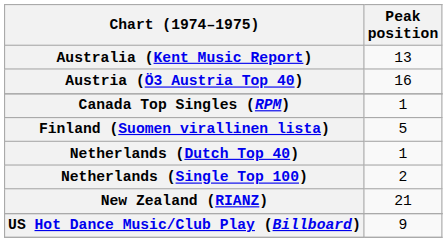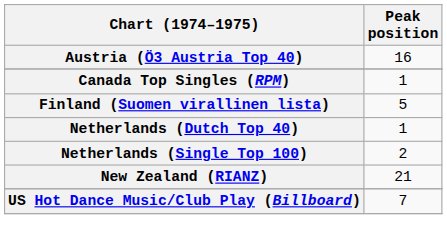- row: (184, 57)
(403, 225) 9 -> (403, 201) 7
